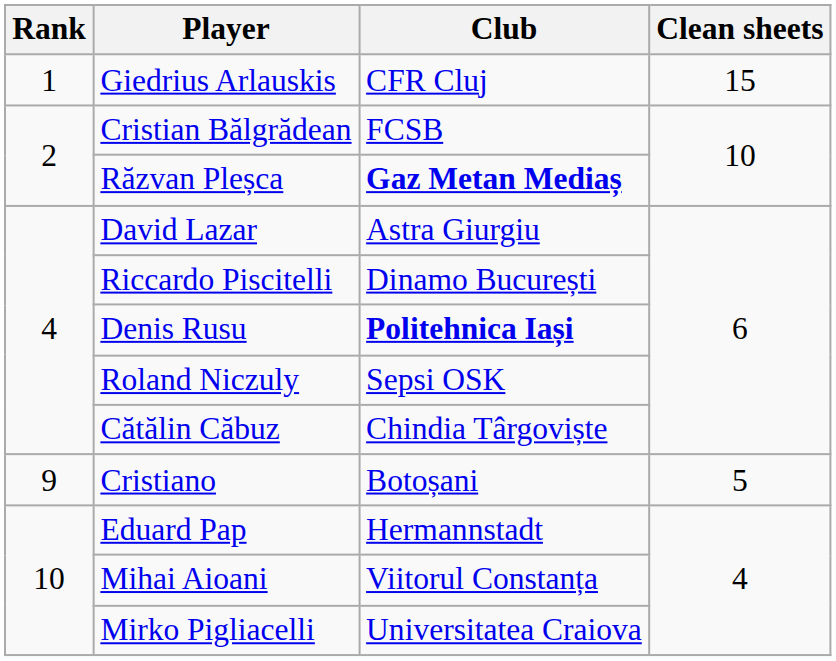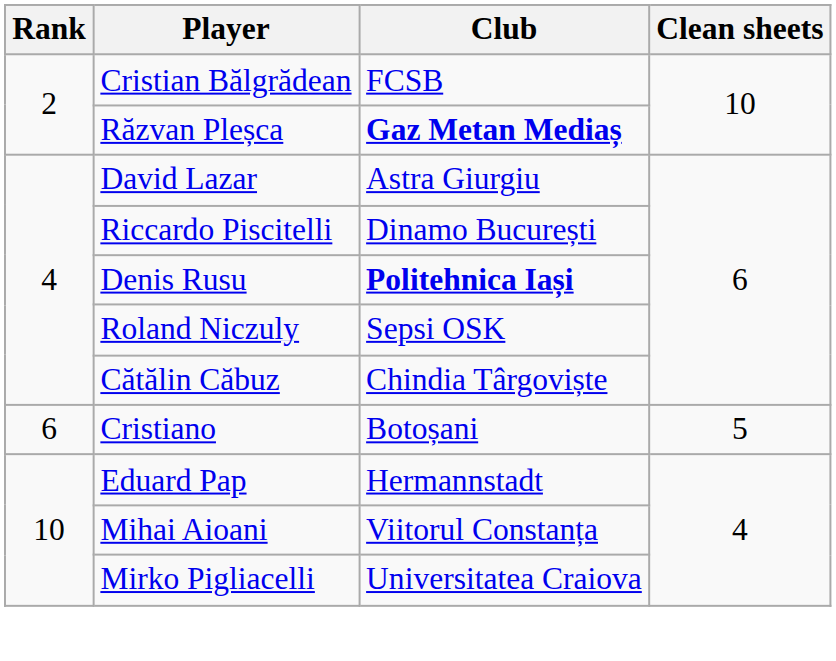- row: (218, 79)
(49, 479) 9 -> (49, 429) 6
